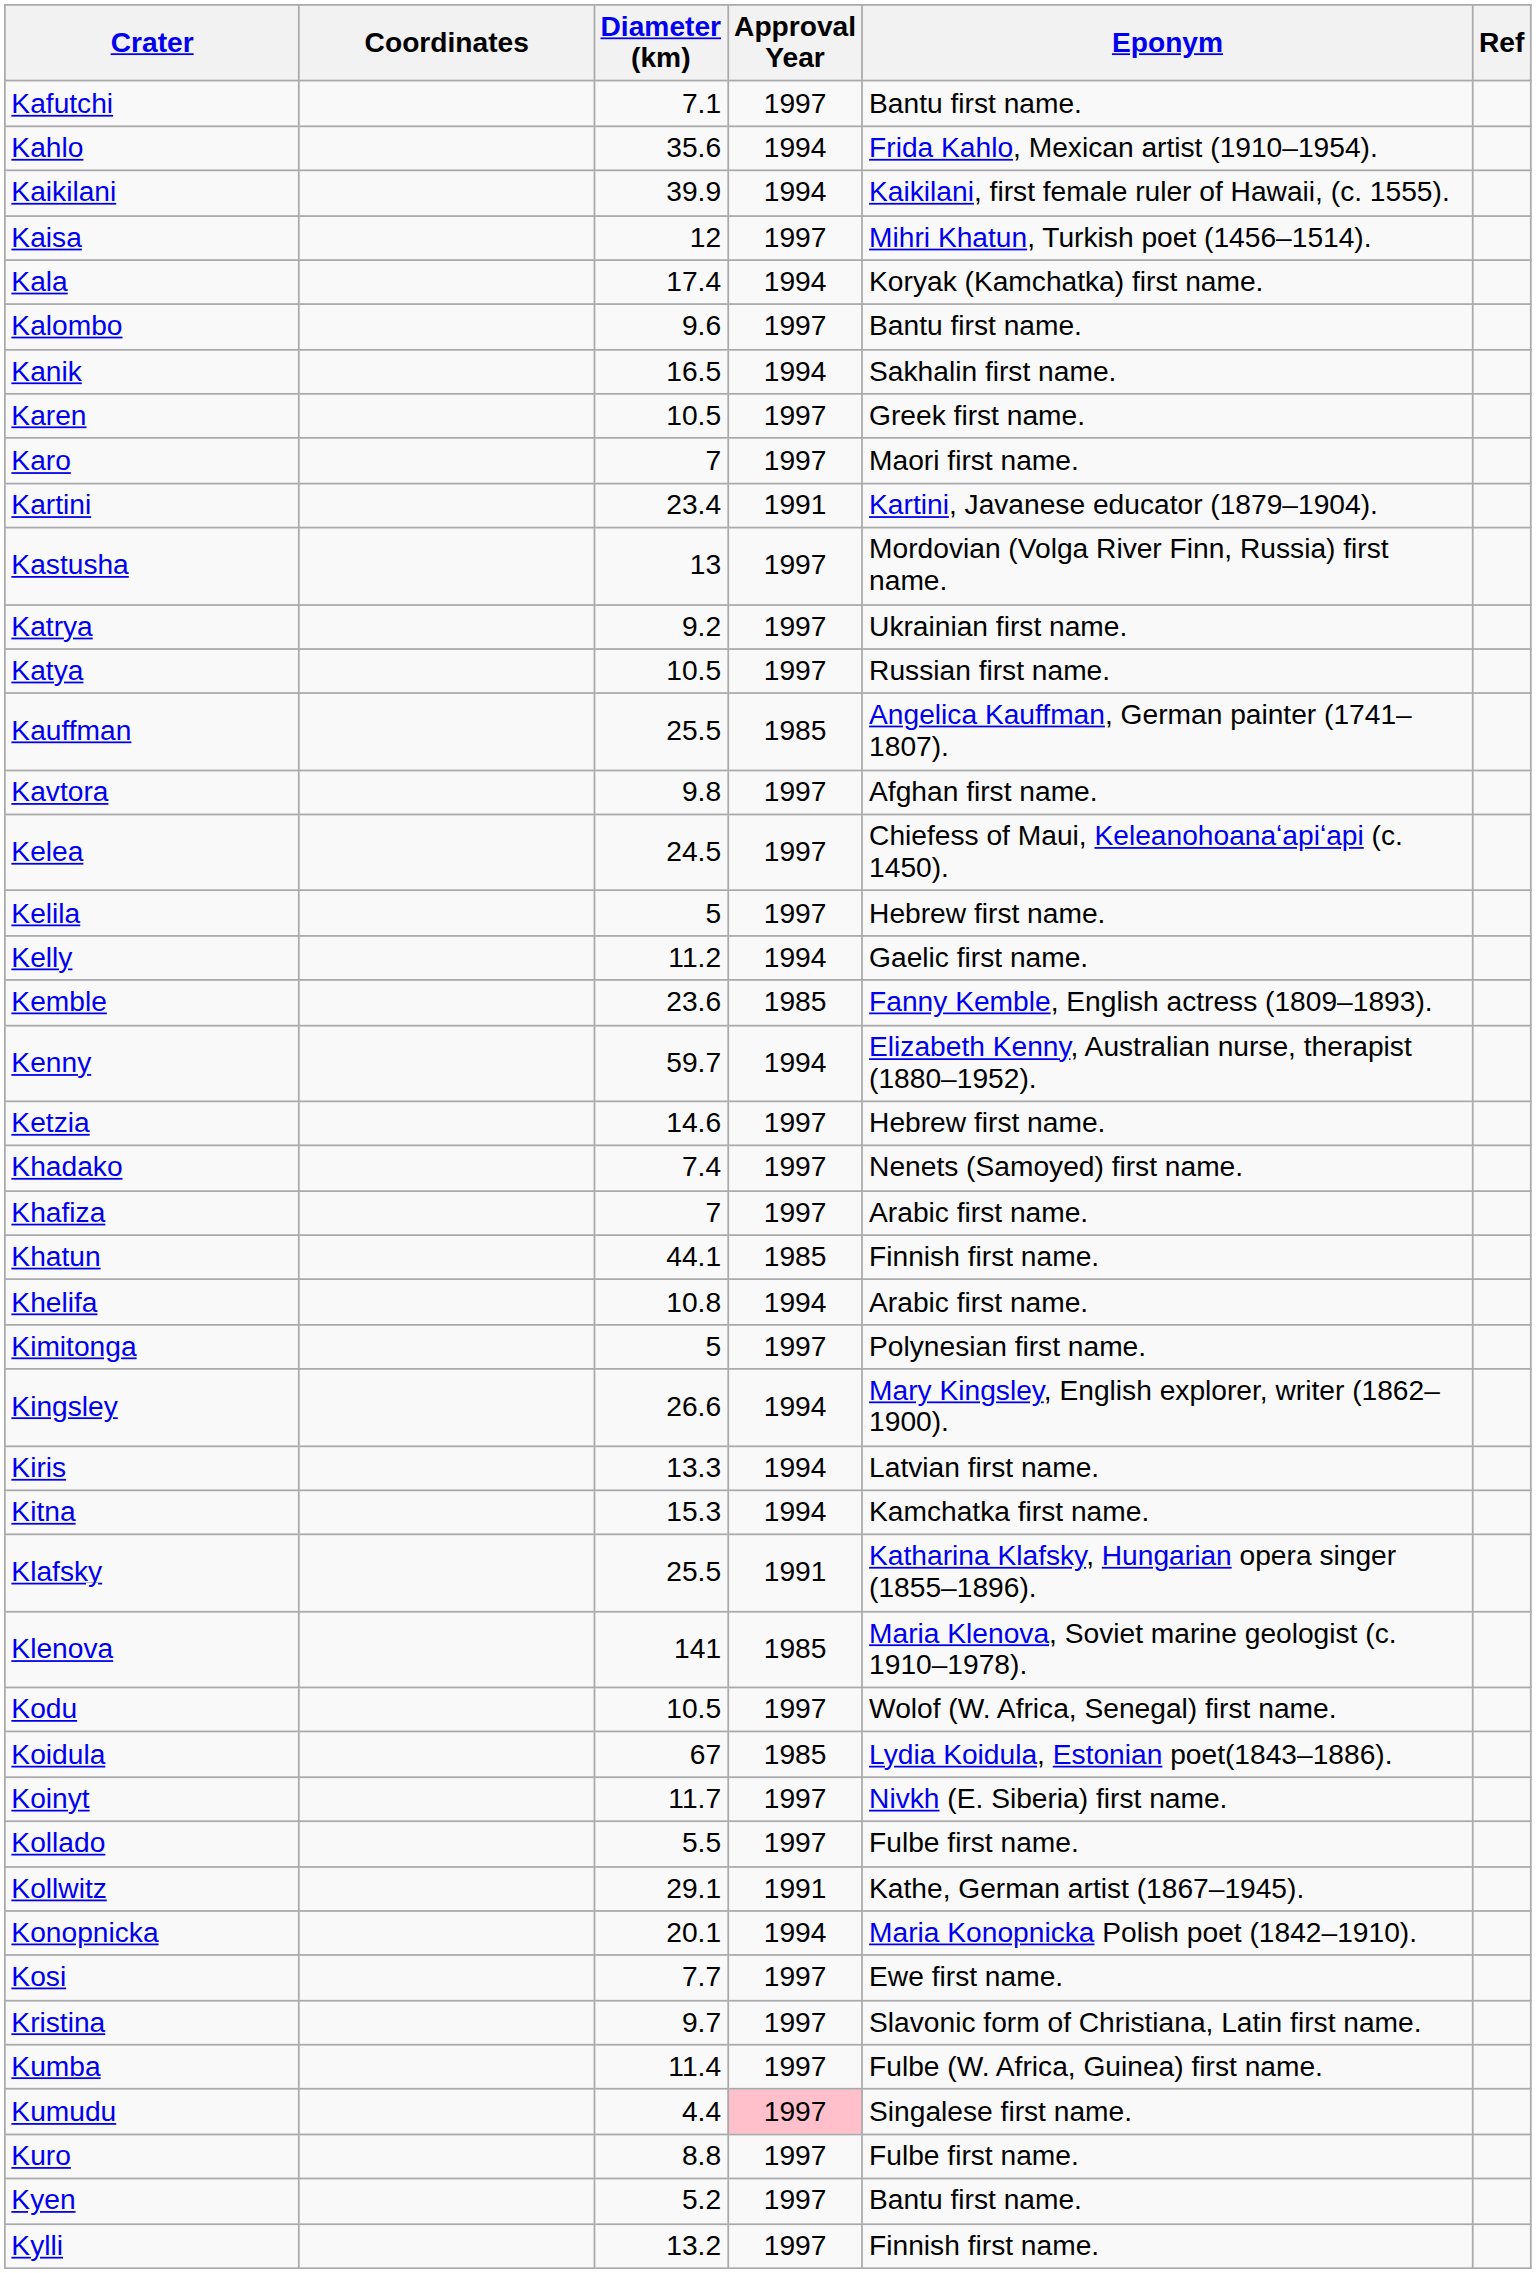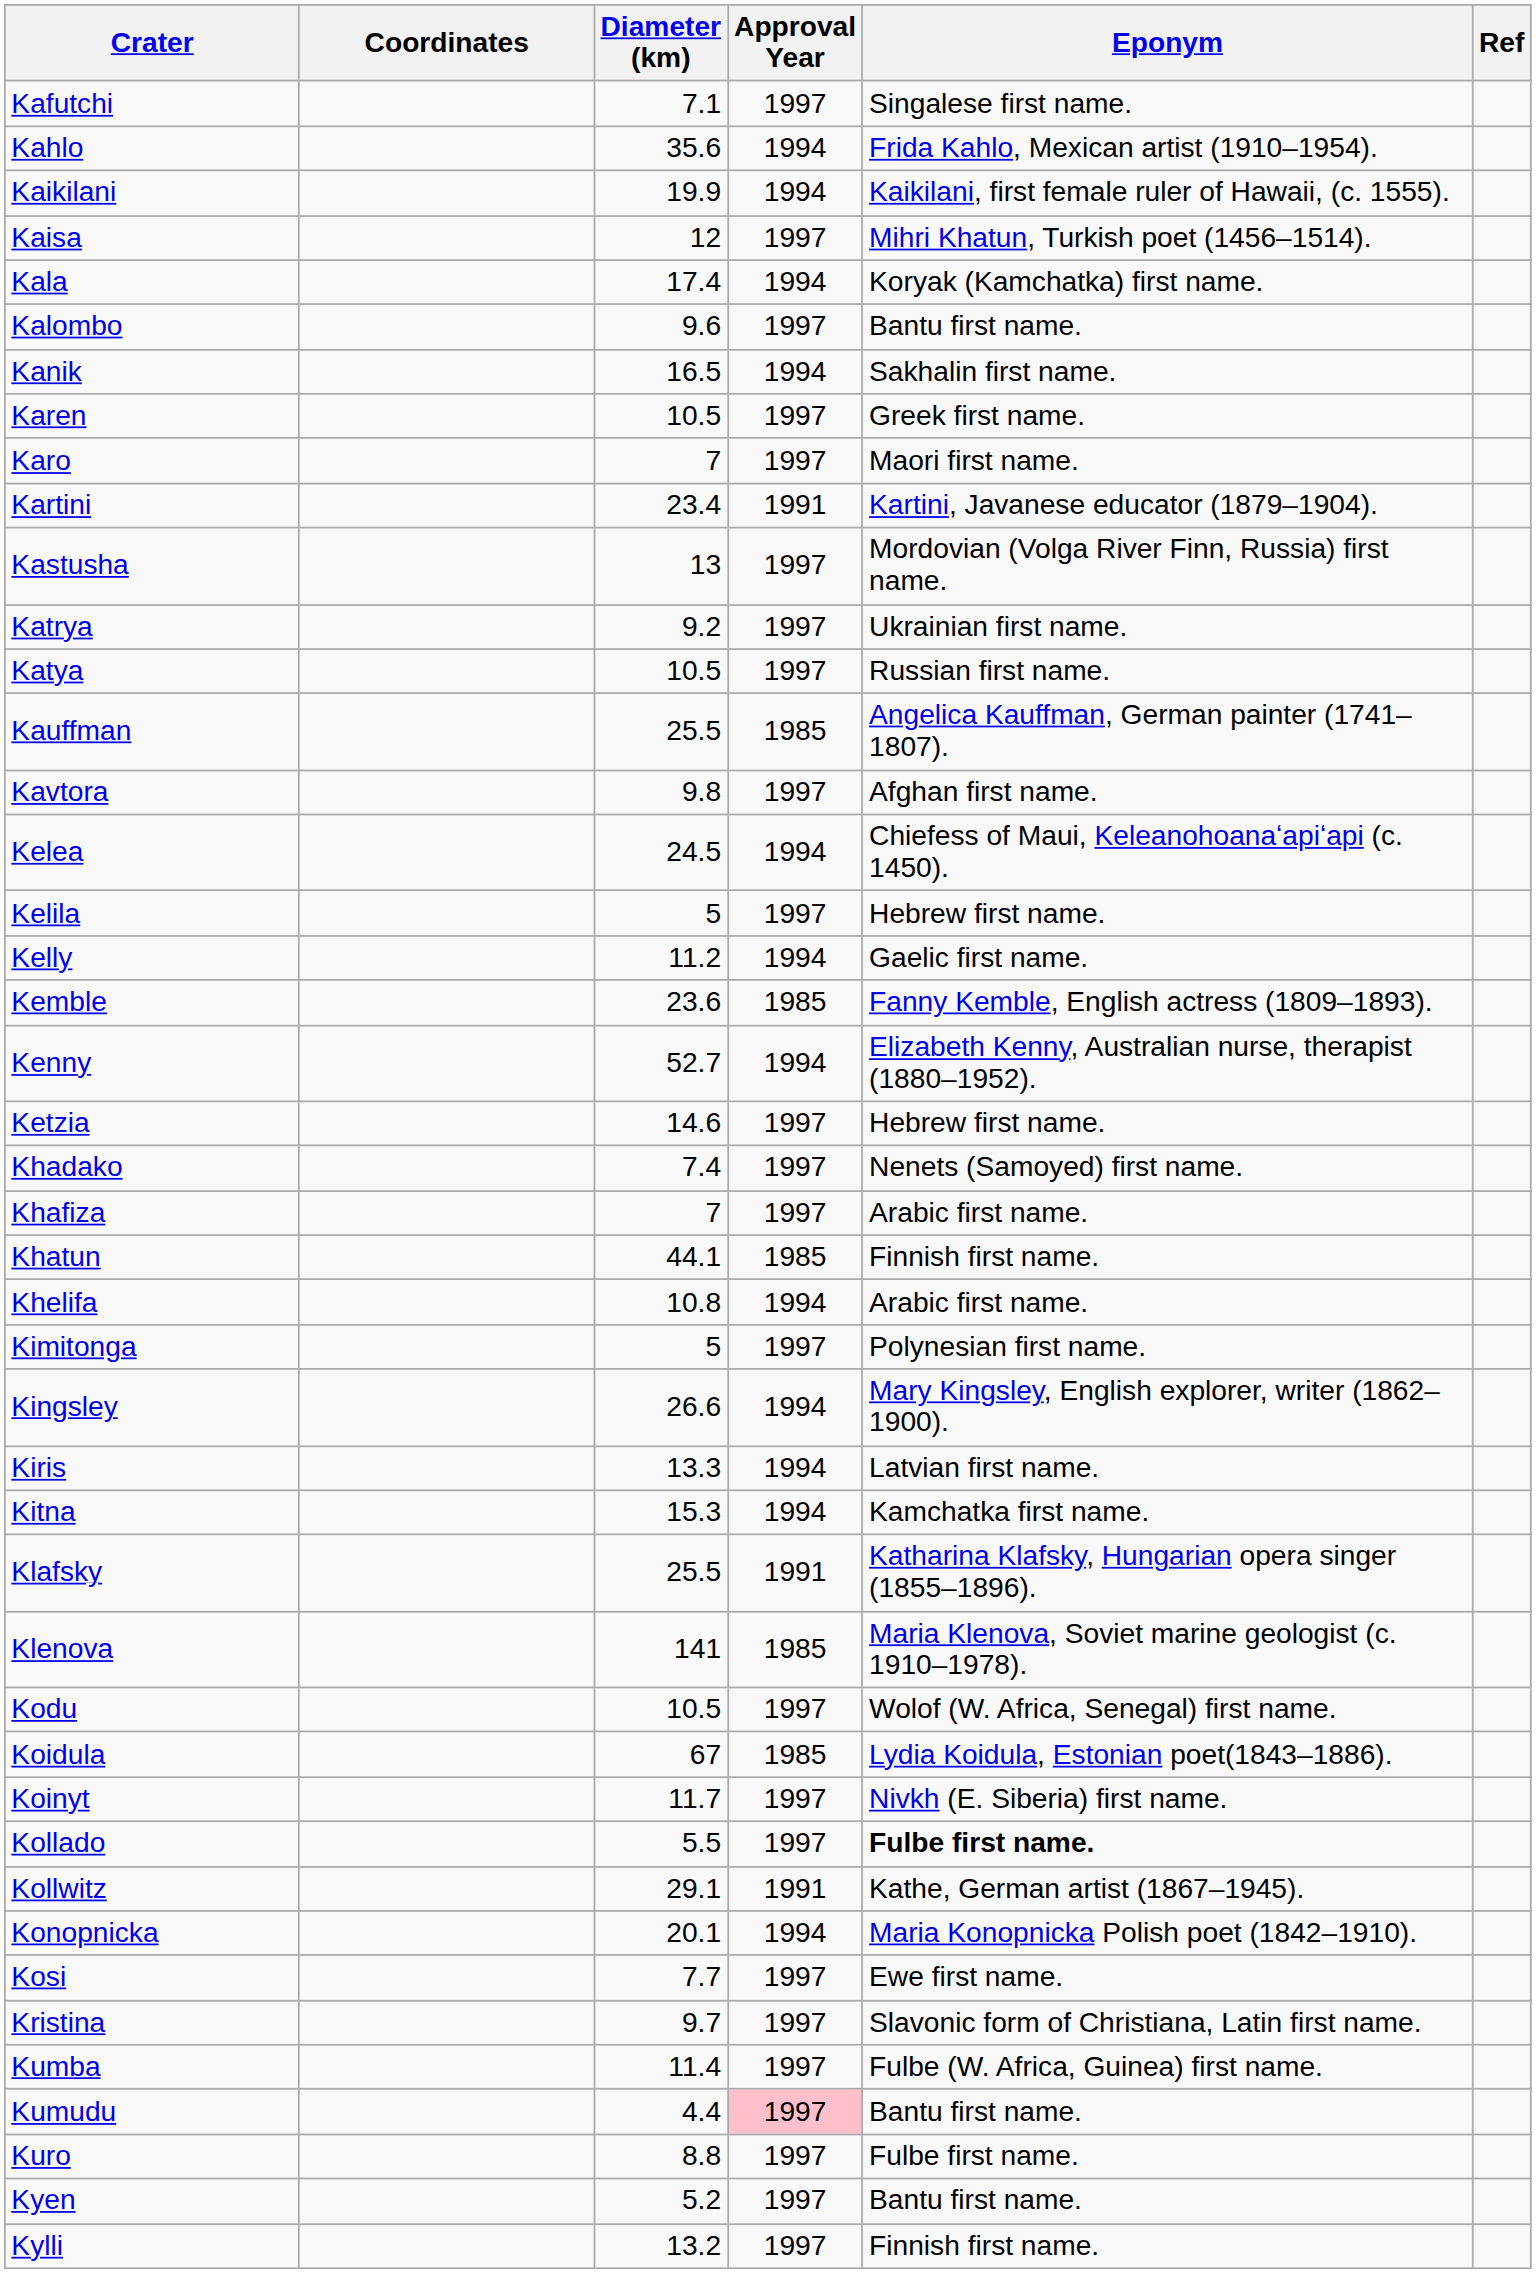(976, 103) Bantu first name. -> (1001, 103) Singalese first name.
(694, 192) 39.9 -> (694, 192) 19.9
(795, 852) 1997 -> (795, 852) 1994
(694, 1062) 59.7 -> (694, 1062) 52.7
(974, 1843) normal -> (982, 1843) bold
(1001, 2111) Singalese first name. -> (976, 2111) Bantu first name.
